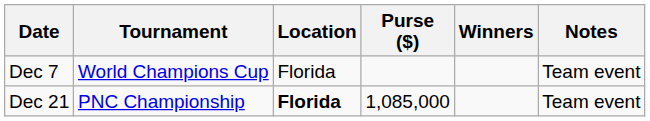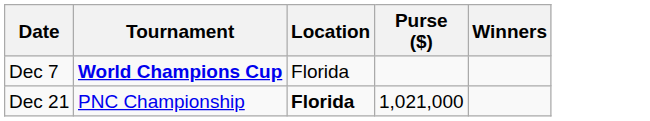- column: (591, 30)
(173, 71) normal -> (180, 71) bold
(408, 101) 1,085,000 -> (421, 101) 1,021,000
